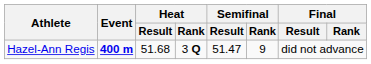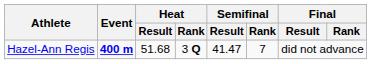(227, 50) 51.47 -> (227, 50) 41.47
(262, 50) 9 -> (262, 50) 7
